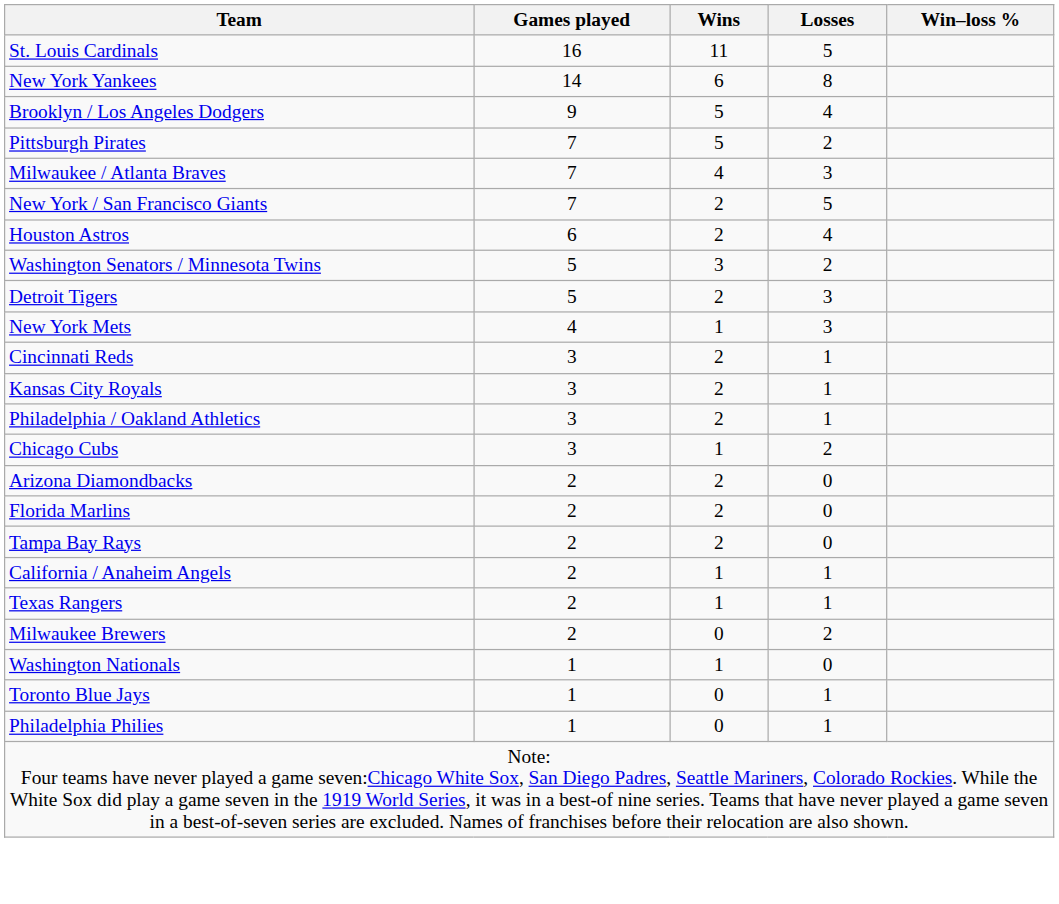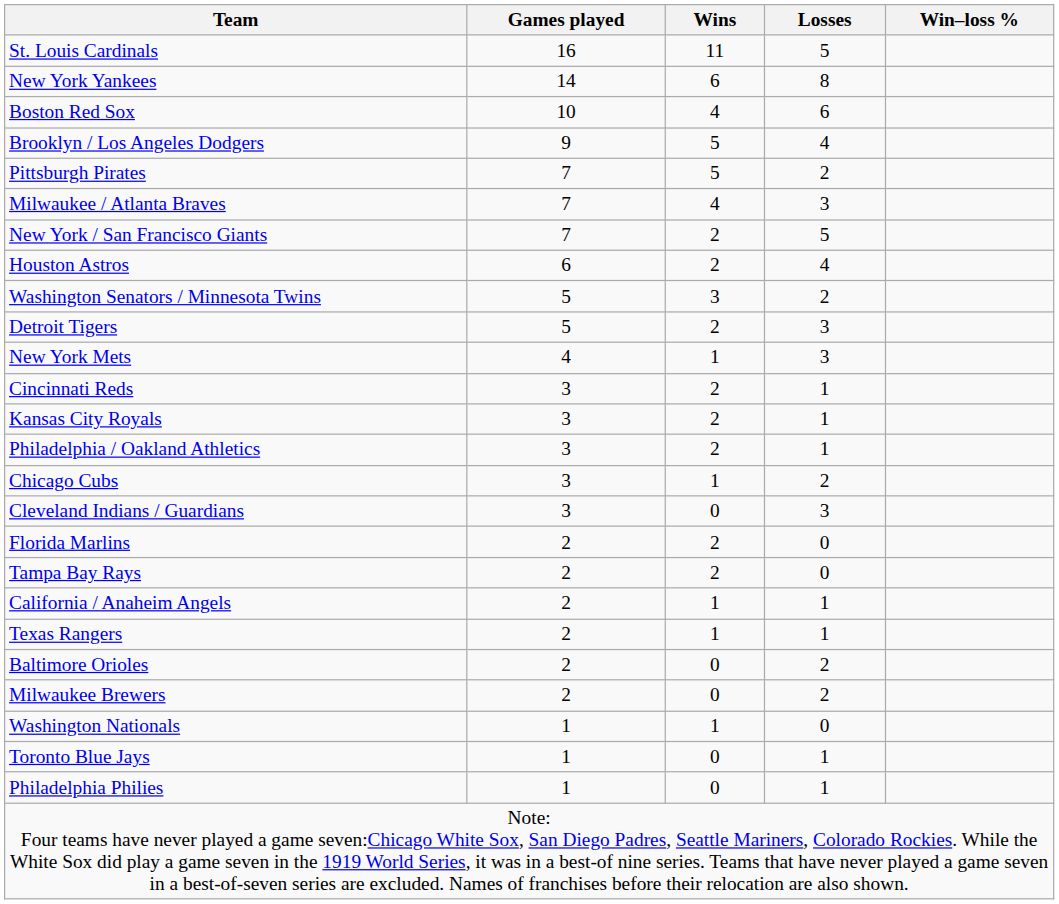+ row: (72, 111)
+ row: (127, 511)
- row: (101, 480)
+ row: (79, 664)
